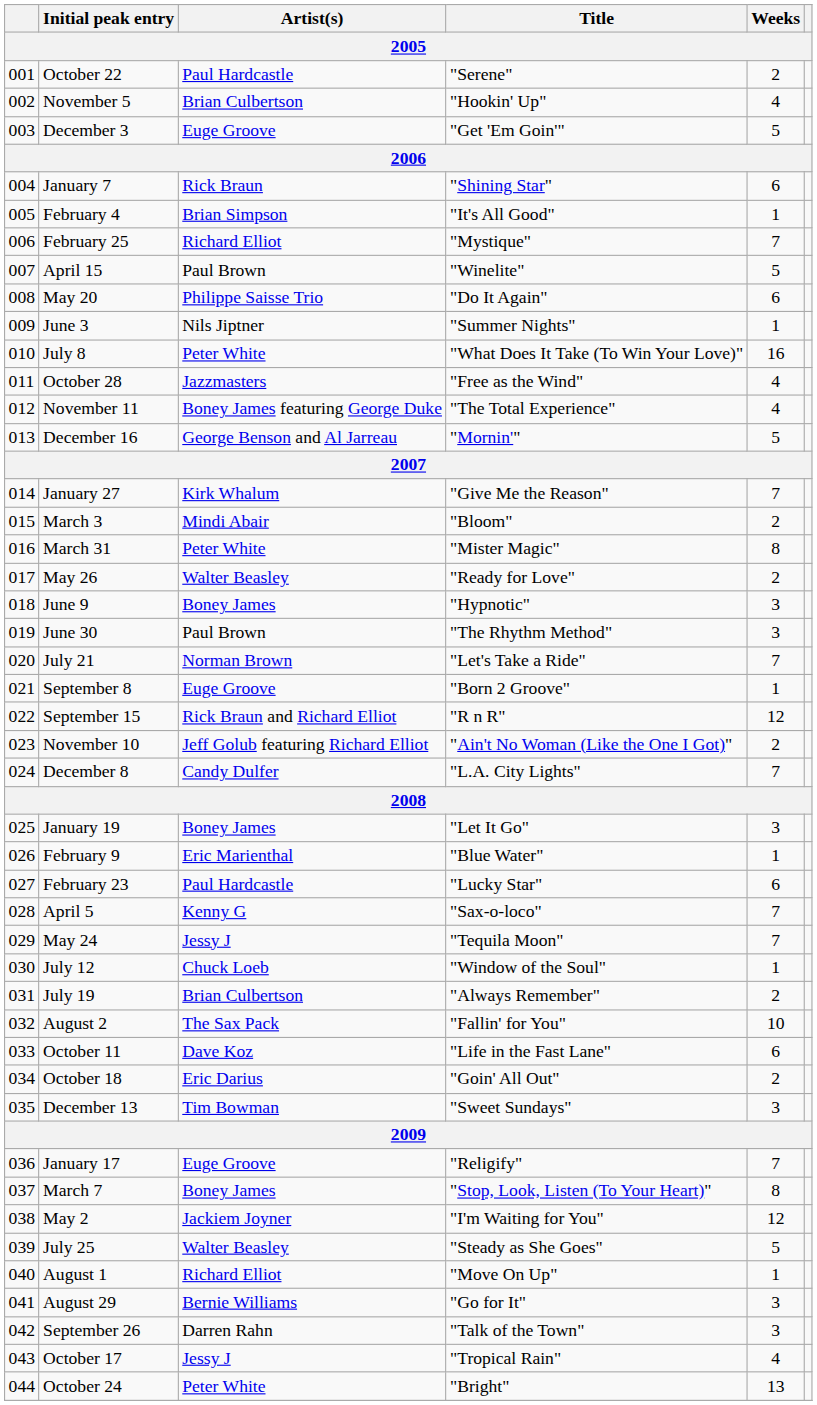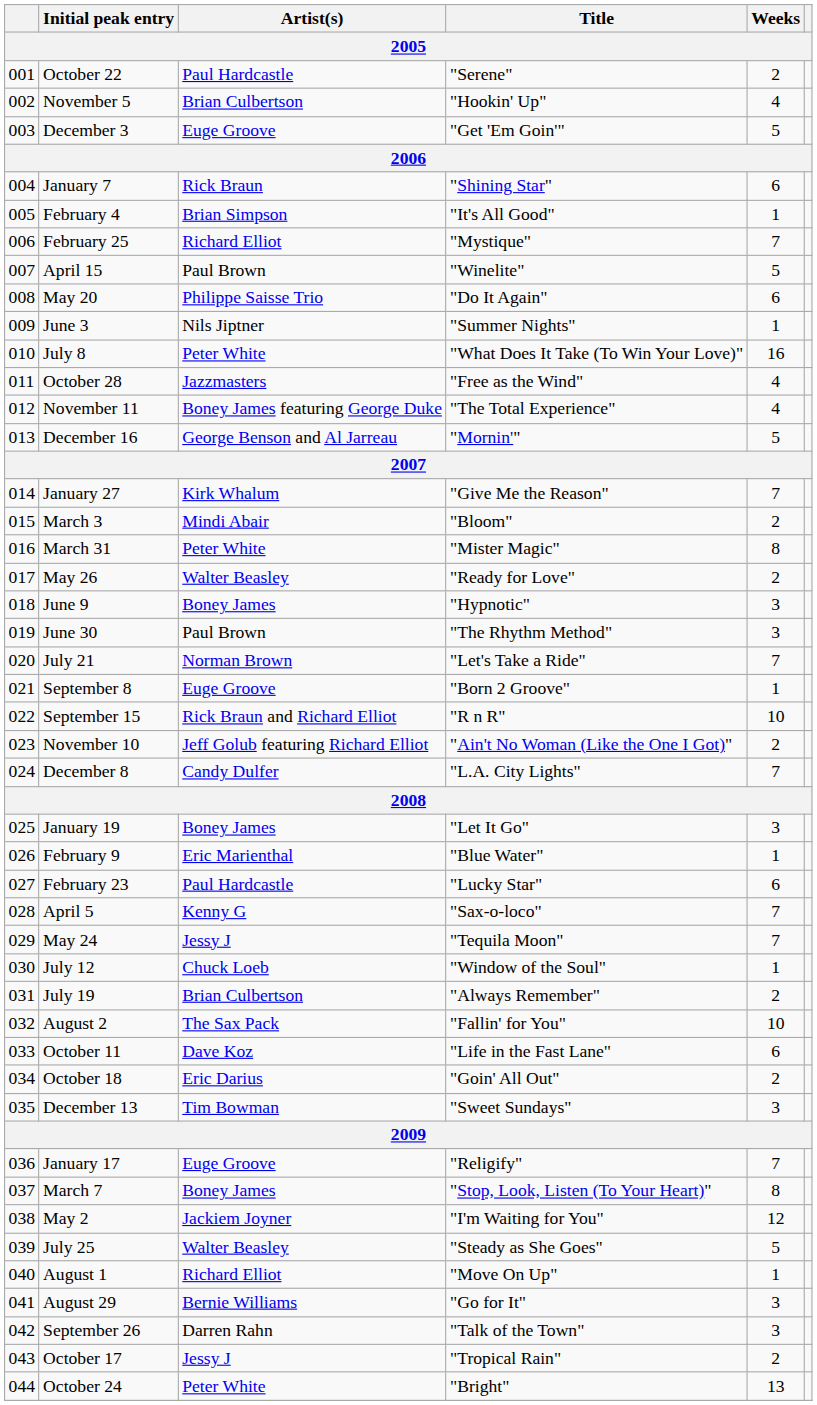(776, 716) 12 -> (776, 716) 10
(776, 1358) 4 -> (776, 1358) 2
